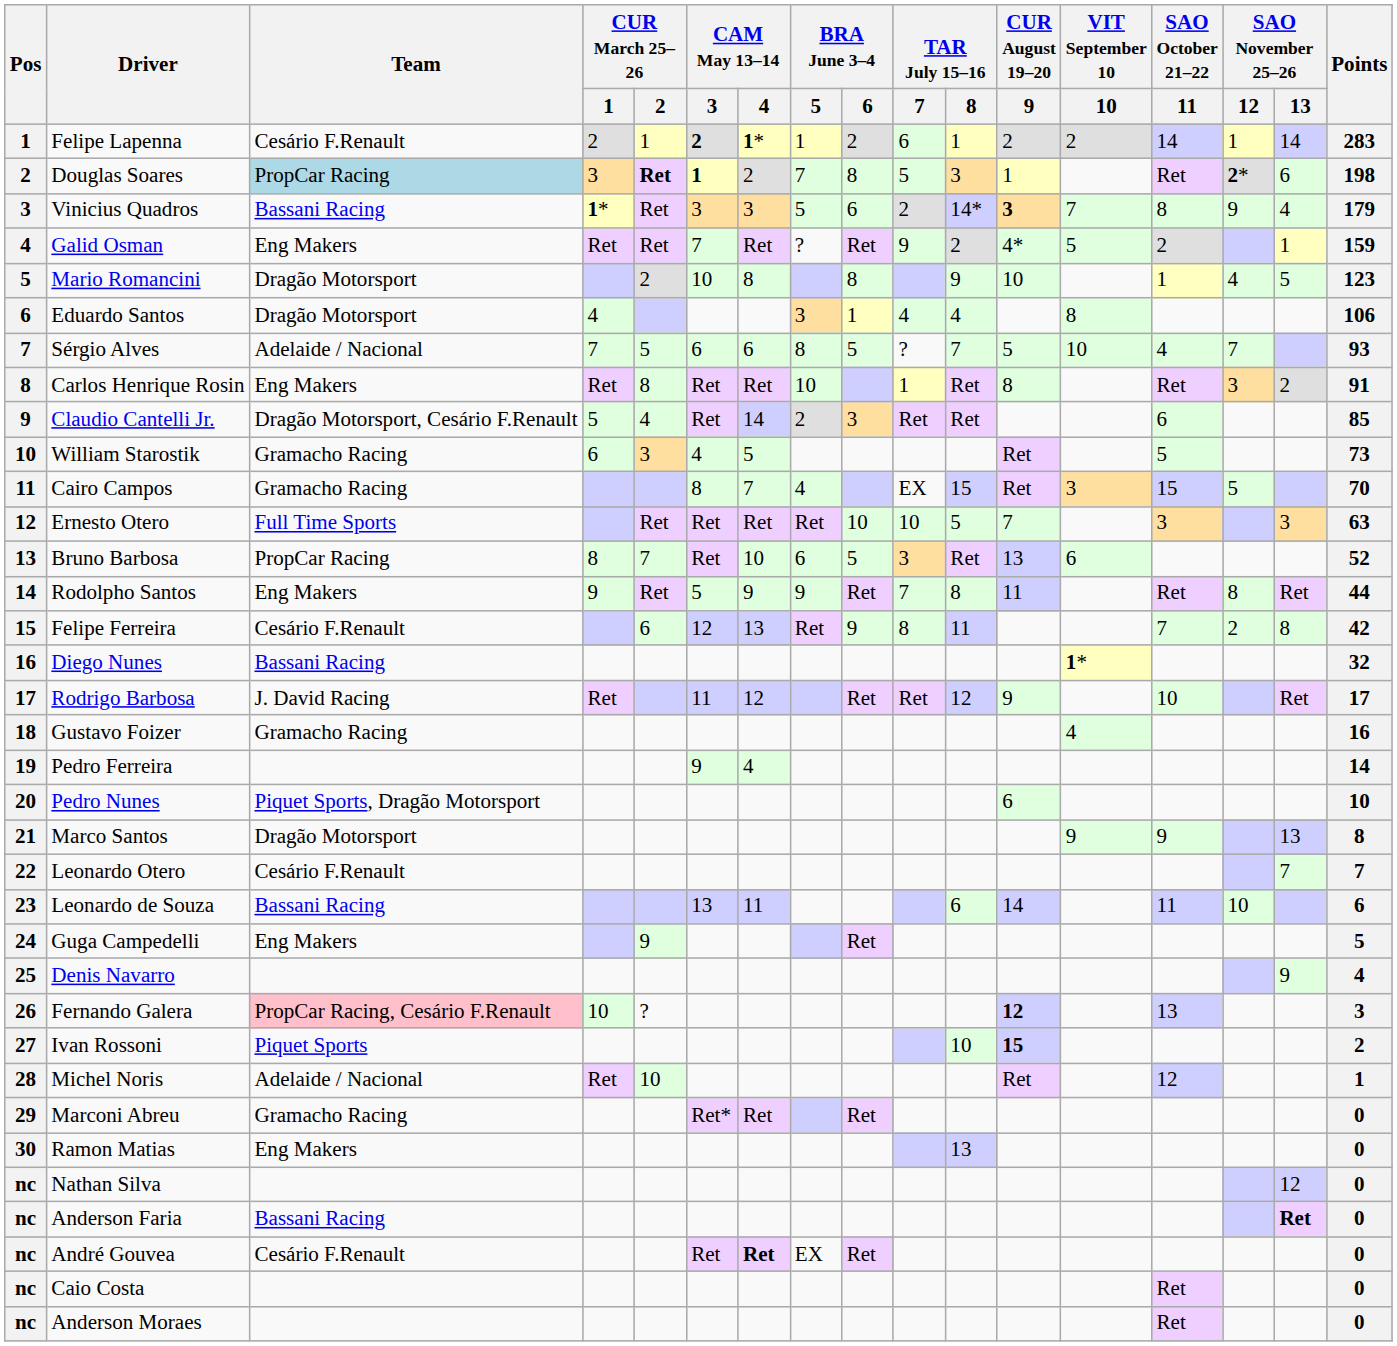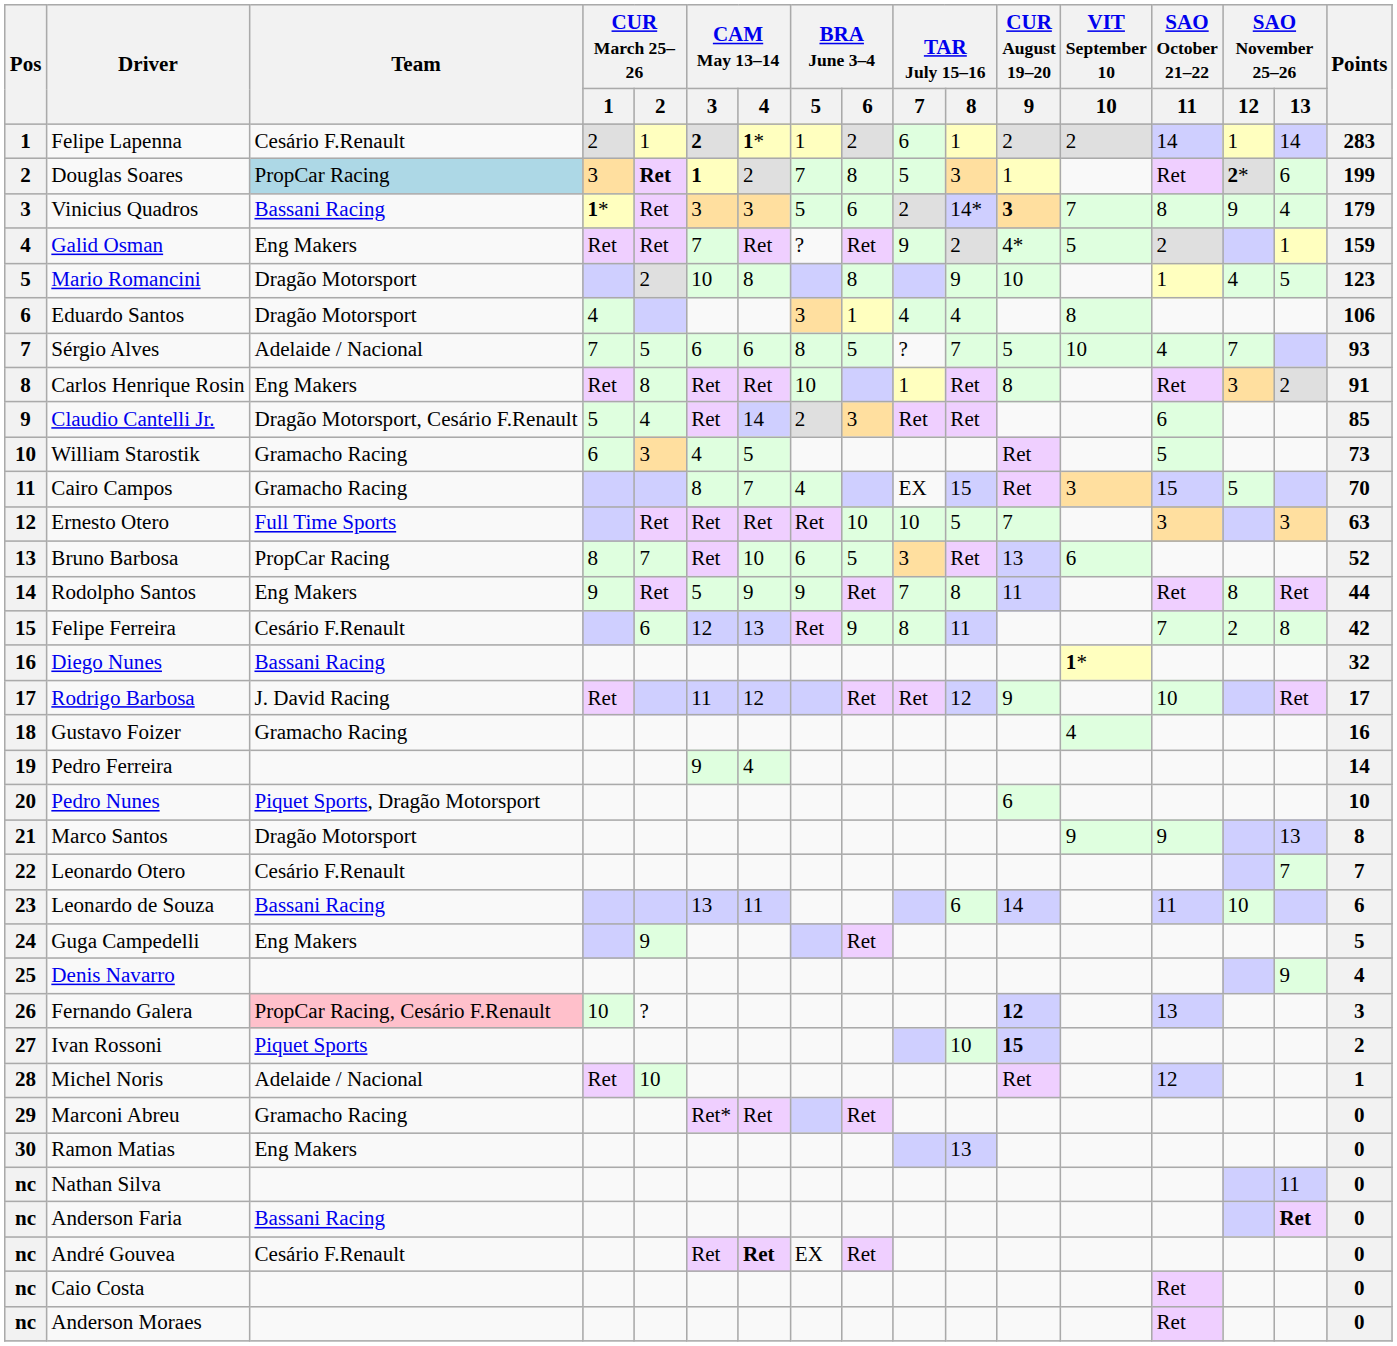(1359, 175) 198 -> (1359, 175) 199
(1290, 1183) 12 -> (1290, 1183) 11
